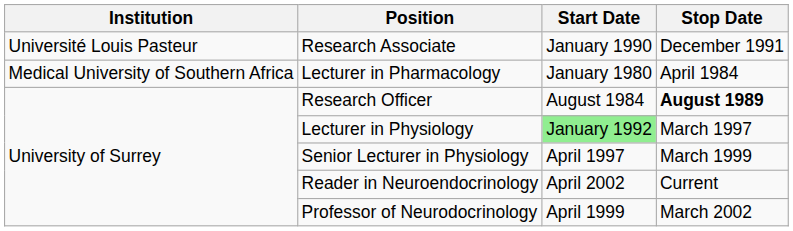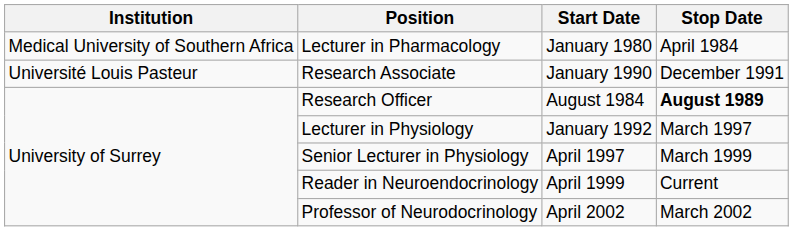rows swapped: (401, 73) <-> (379, 45)
(599, 128) lightgreen background -> (599, 128) no background
(585, 184) April 2002 -> (585, 184) April 1999
(585, 211) April 1999 -> (585, 211) April 2002
